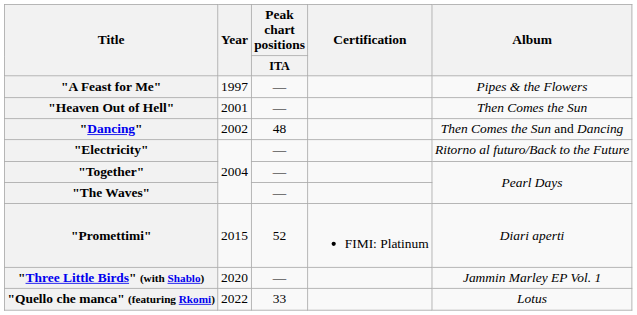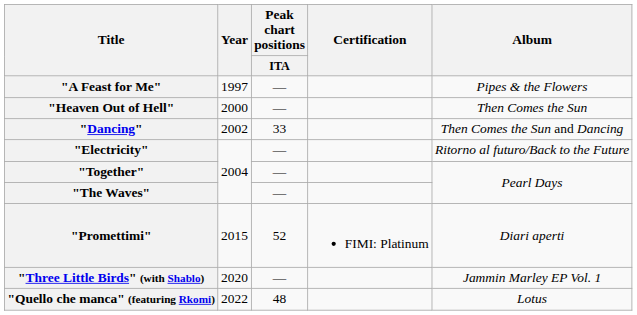(235, 107) 2001 -> (235, 107) 2000
(280, 129) 48 -> (280, 129) 33
(280, 299) 33 -> (280, 299) 48
